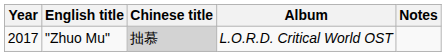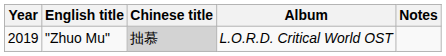(23, 38) 2017 -> (23, 38) 2019
